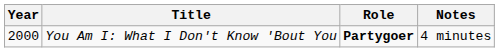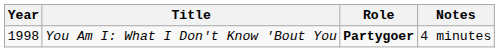(23, 37) 2000 -> (23, 37) 1998
